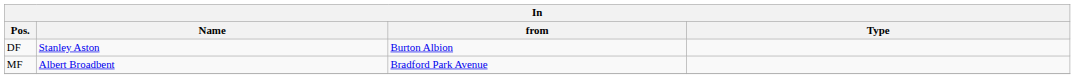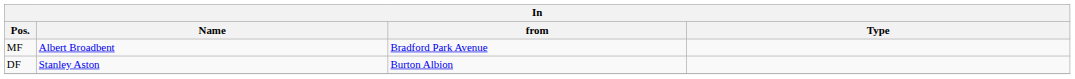rows swapped: (14, 47) <-> (15, 64)
